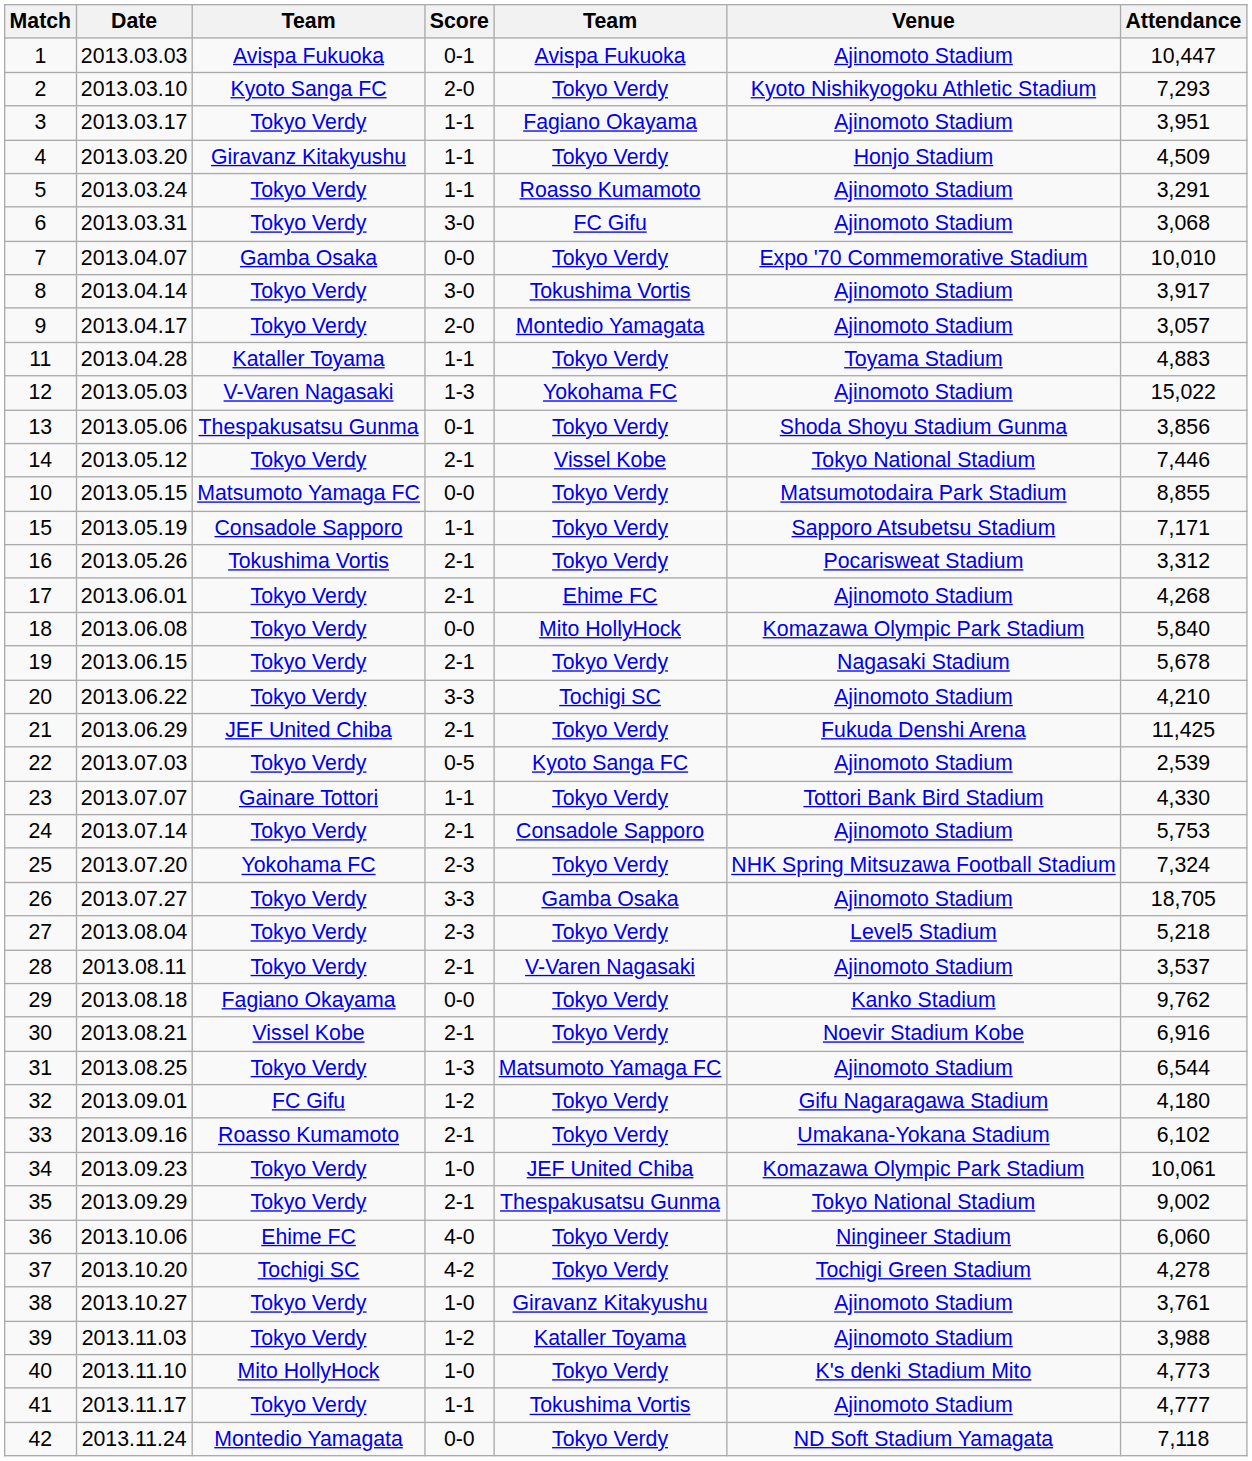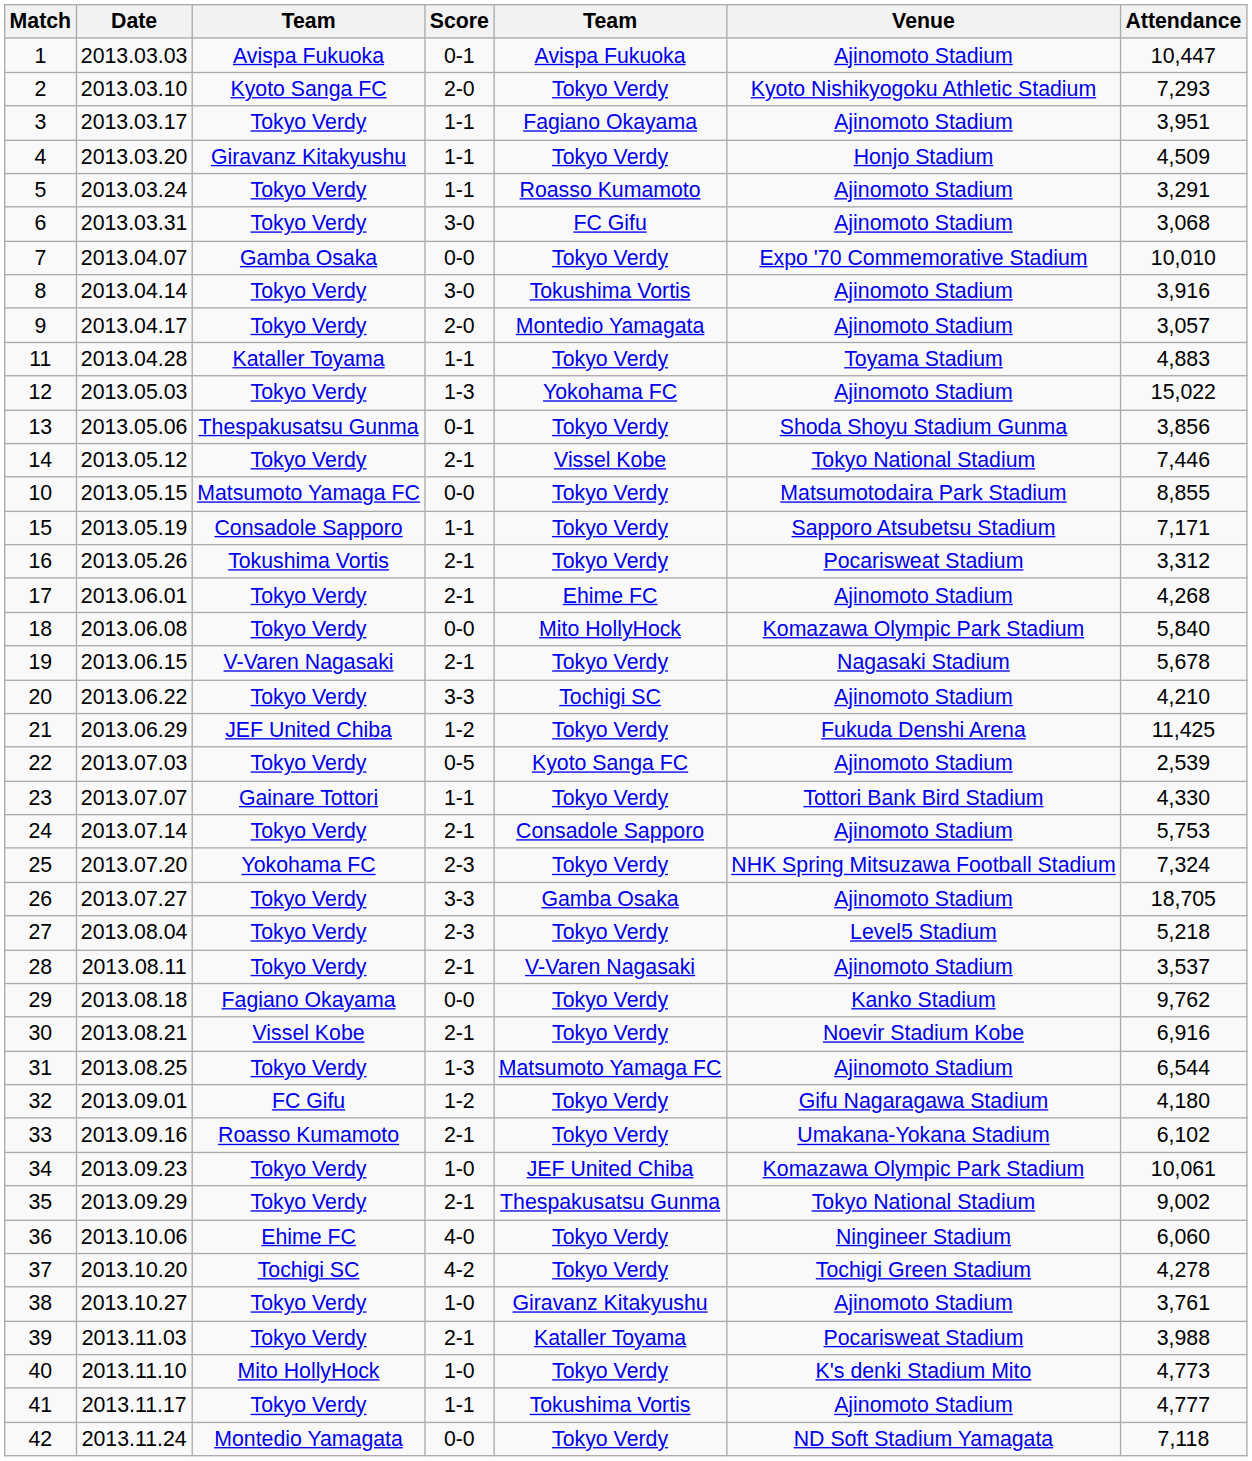(1183, 291) 3,917 -> (1183, 291) 3,916
(309, 392) V-Varen Nagasaki -> (309, 392) Tokyo Verdy
(309, 662) Tokyo Verdy -> (309, 662) V-Varen Nagasaki
(459, 730) 2-1 -> (459, 730) 1-2
(459, 1337) 1-2 -> (459, 1337) 2-1
(923, 1337) Ajinomoto Stadium -> (923, 1337) Pocarisweat Stadium
